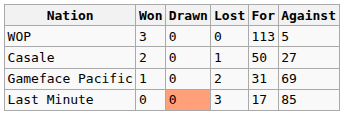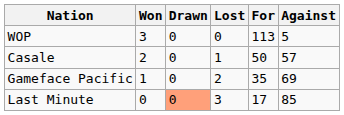(289, 57) 27 -> (289, 57) 57
(259, 79) 31 -> (259, 79) 35
